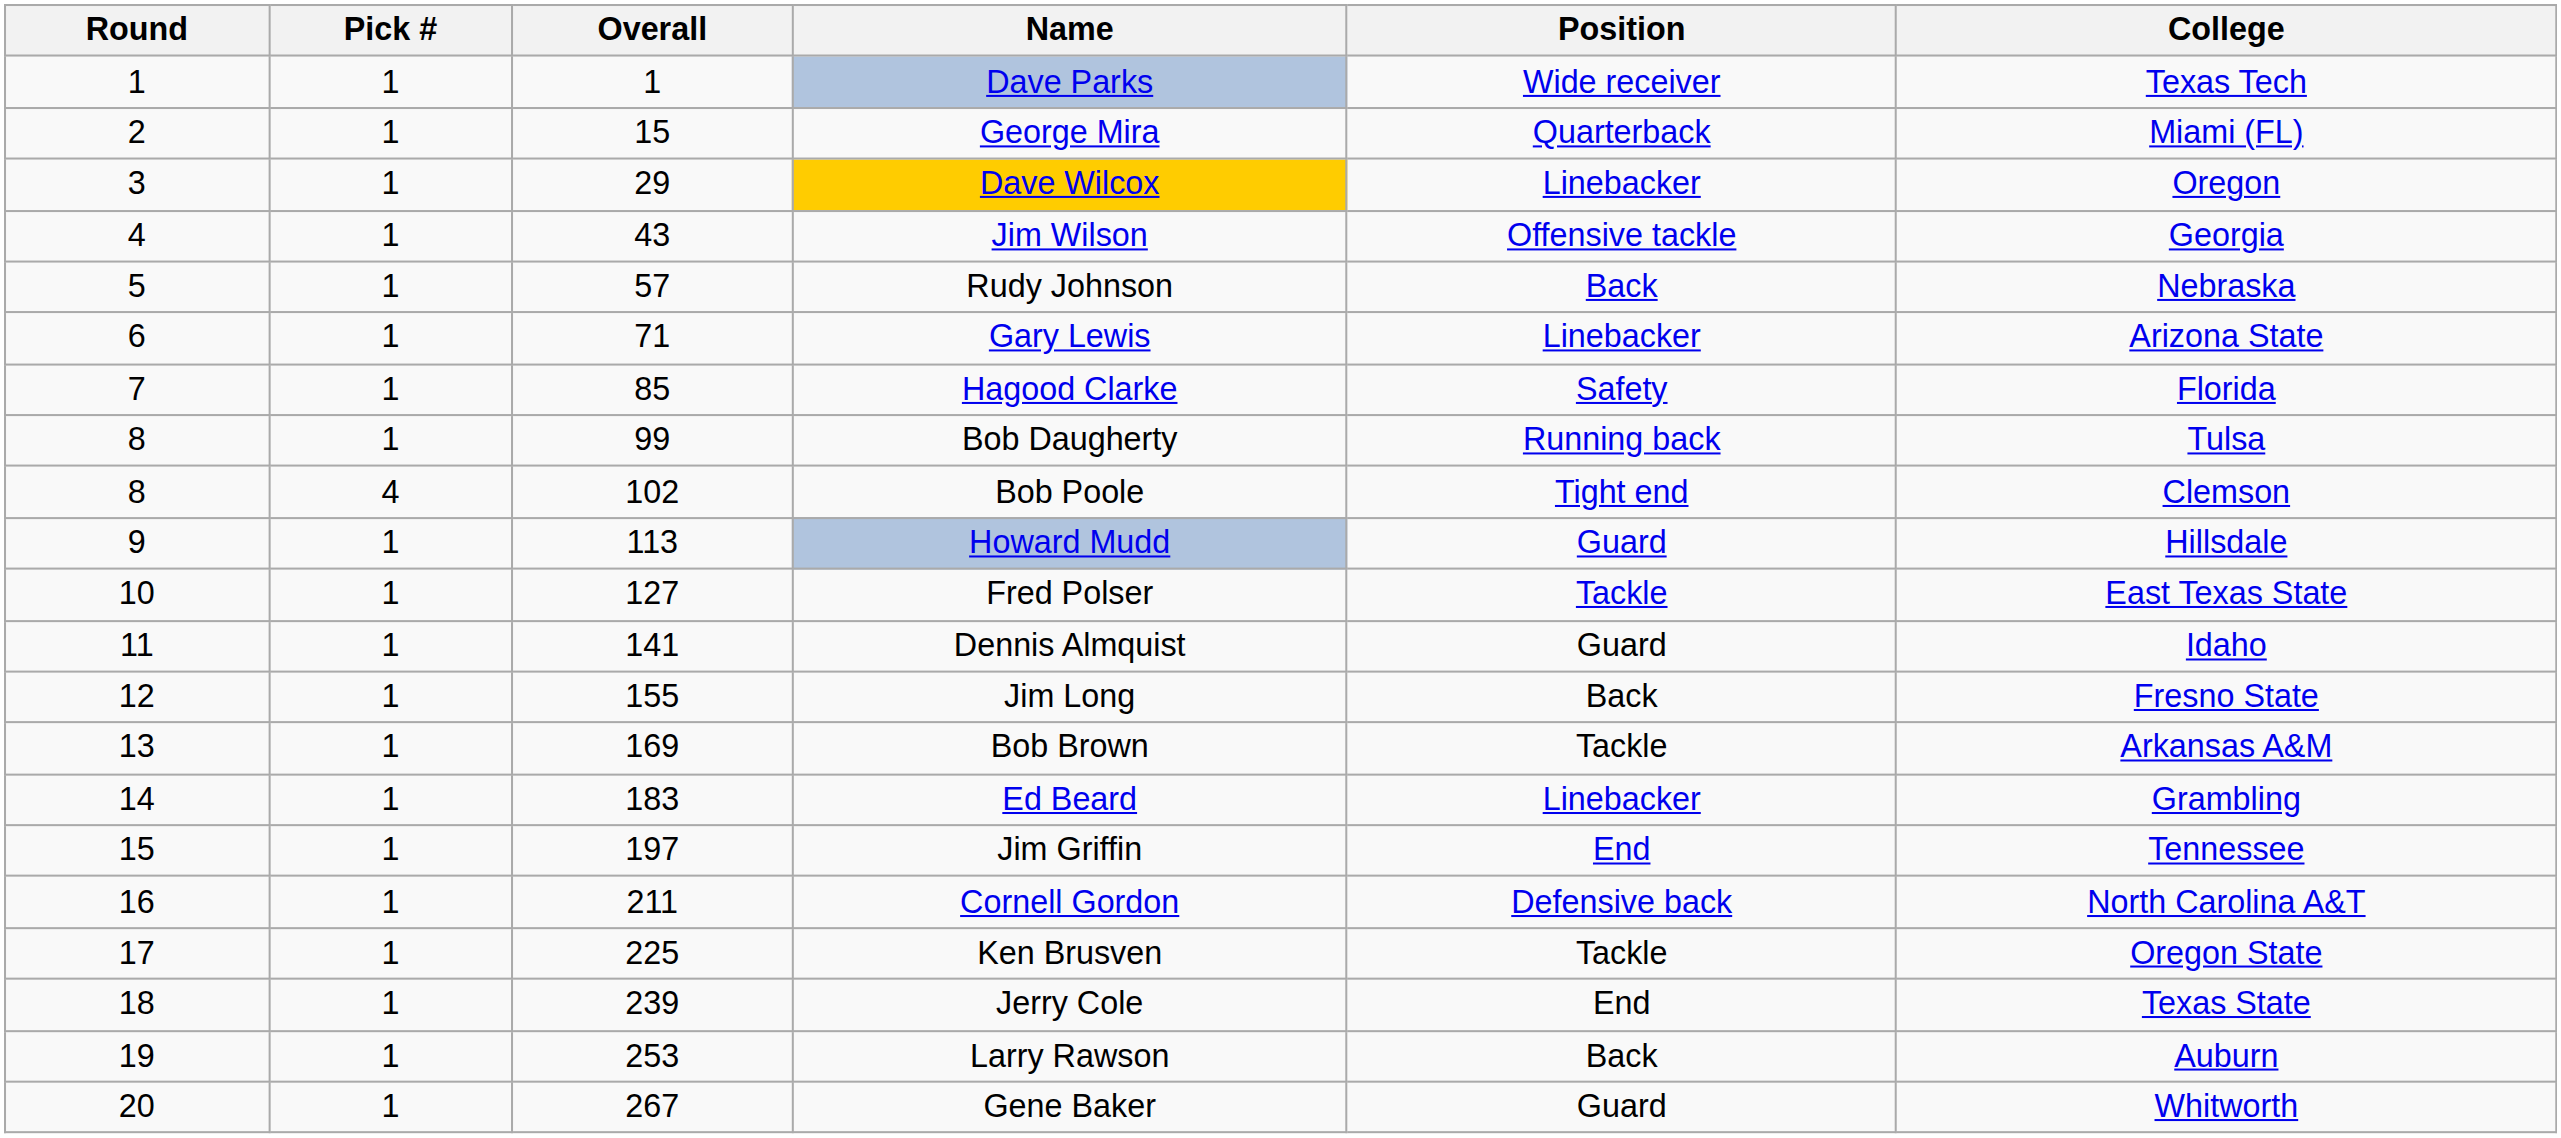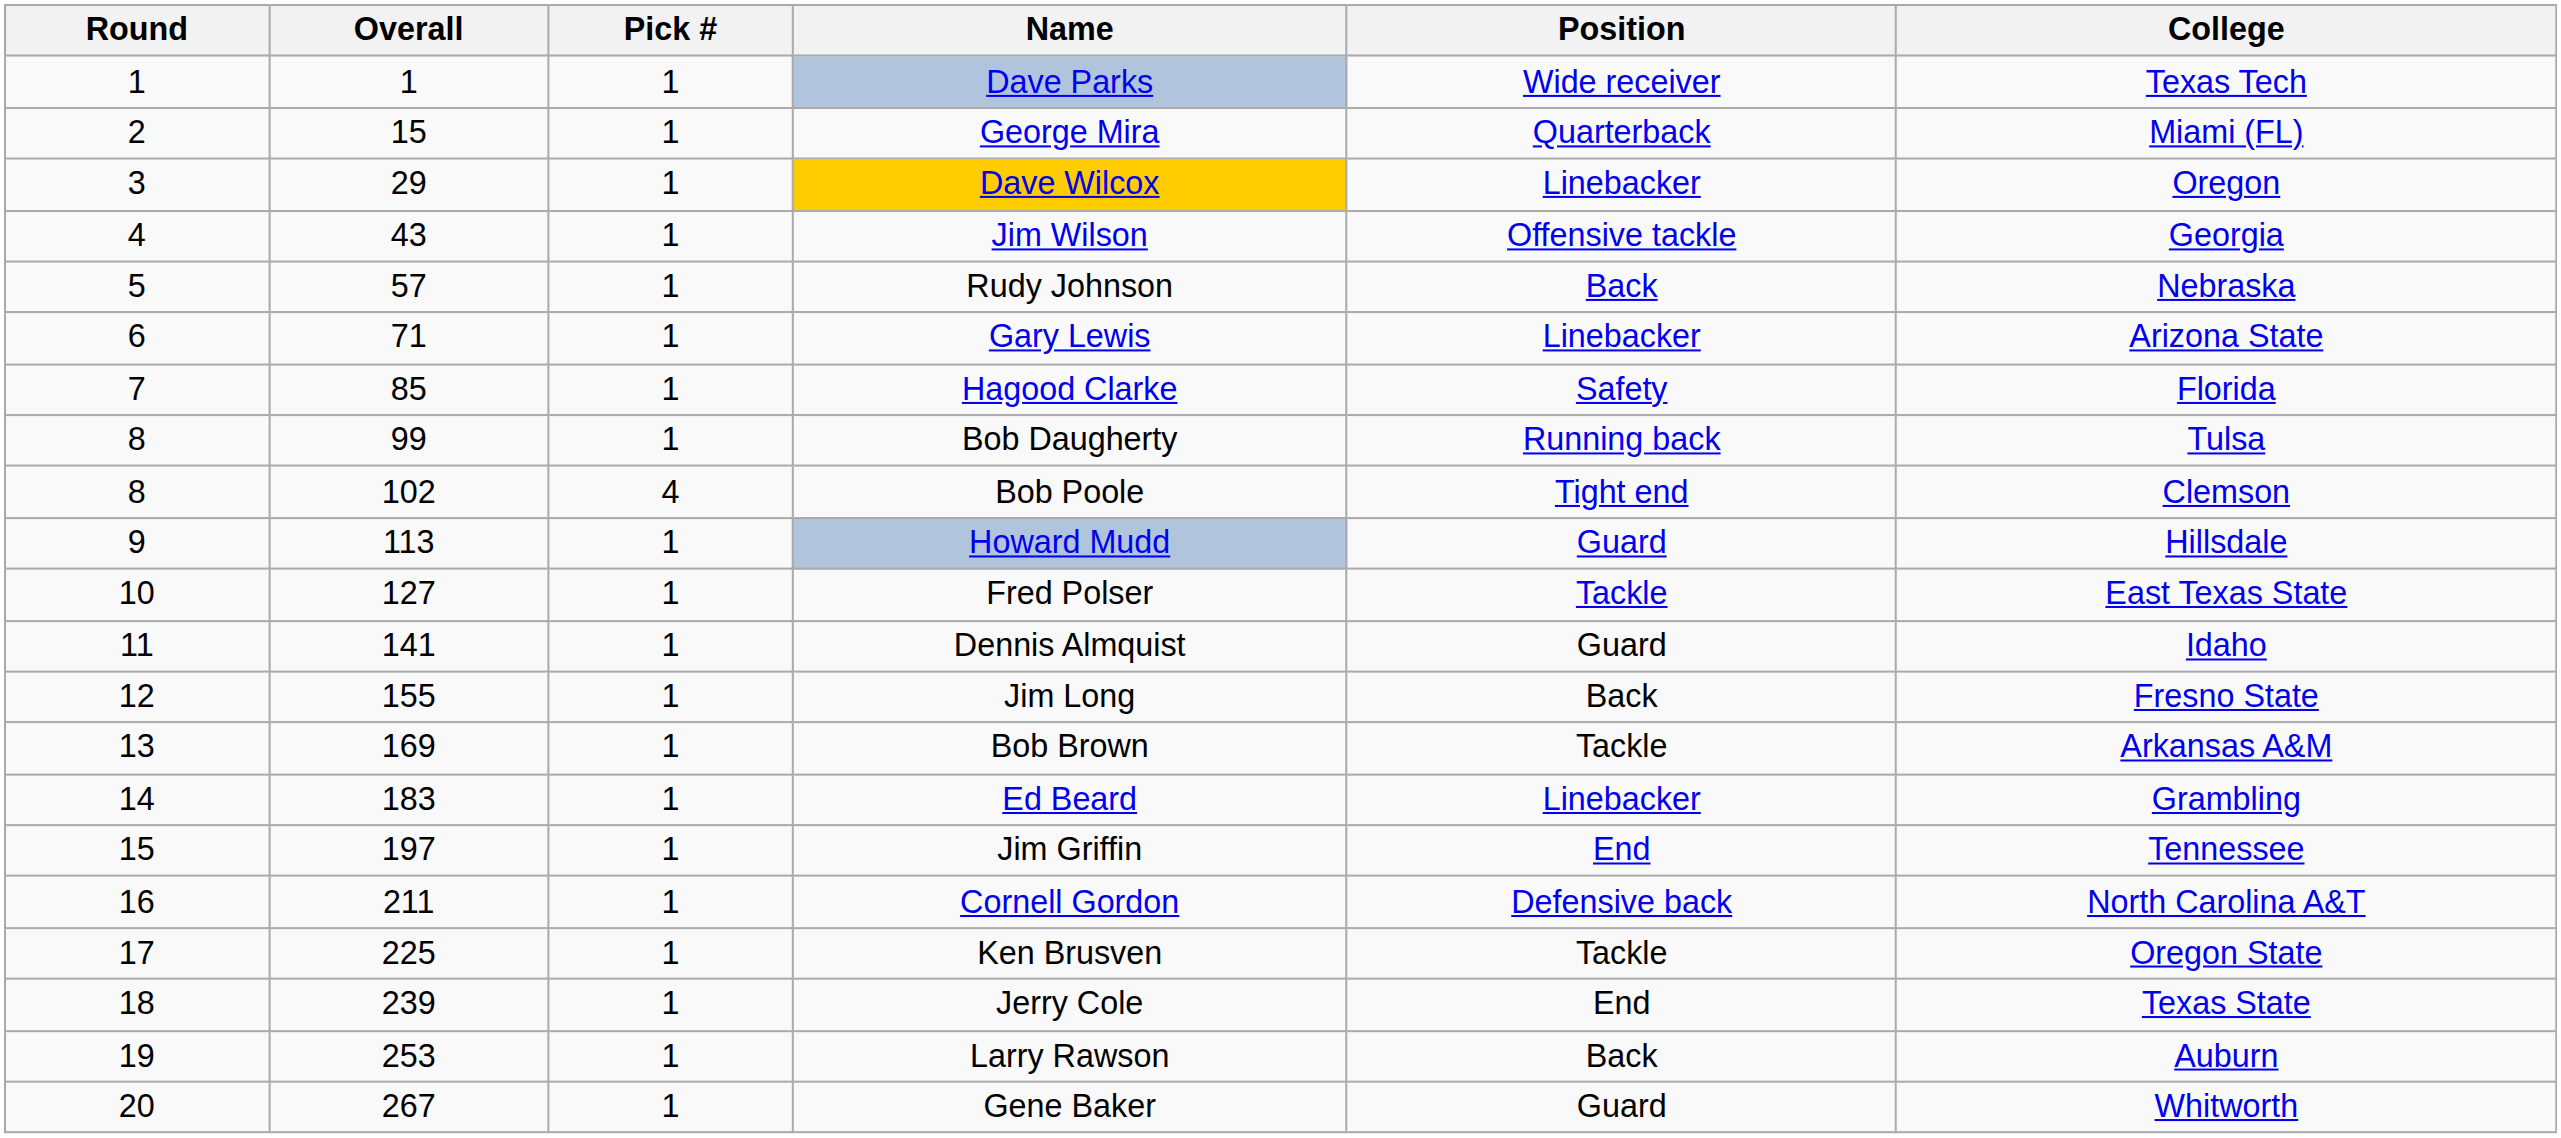columns swapped: (390, 30) <-> (652, 30)
